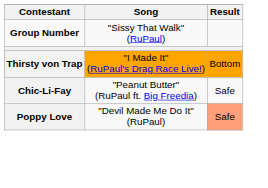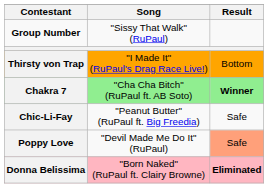+ row: (46, 90)
+ row: (46, 170)
